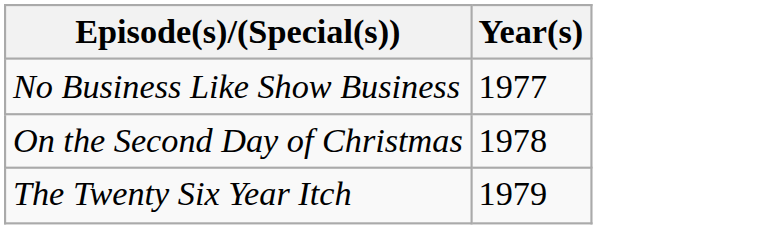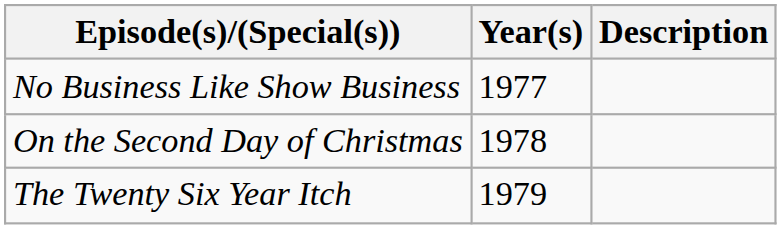+ column: (684, 31)
